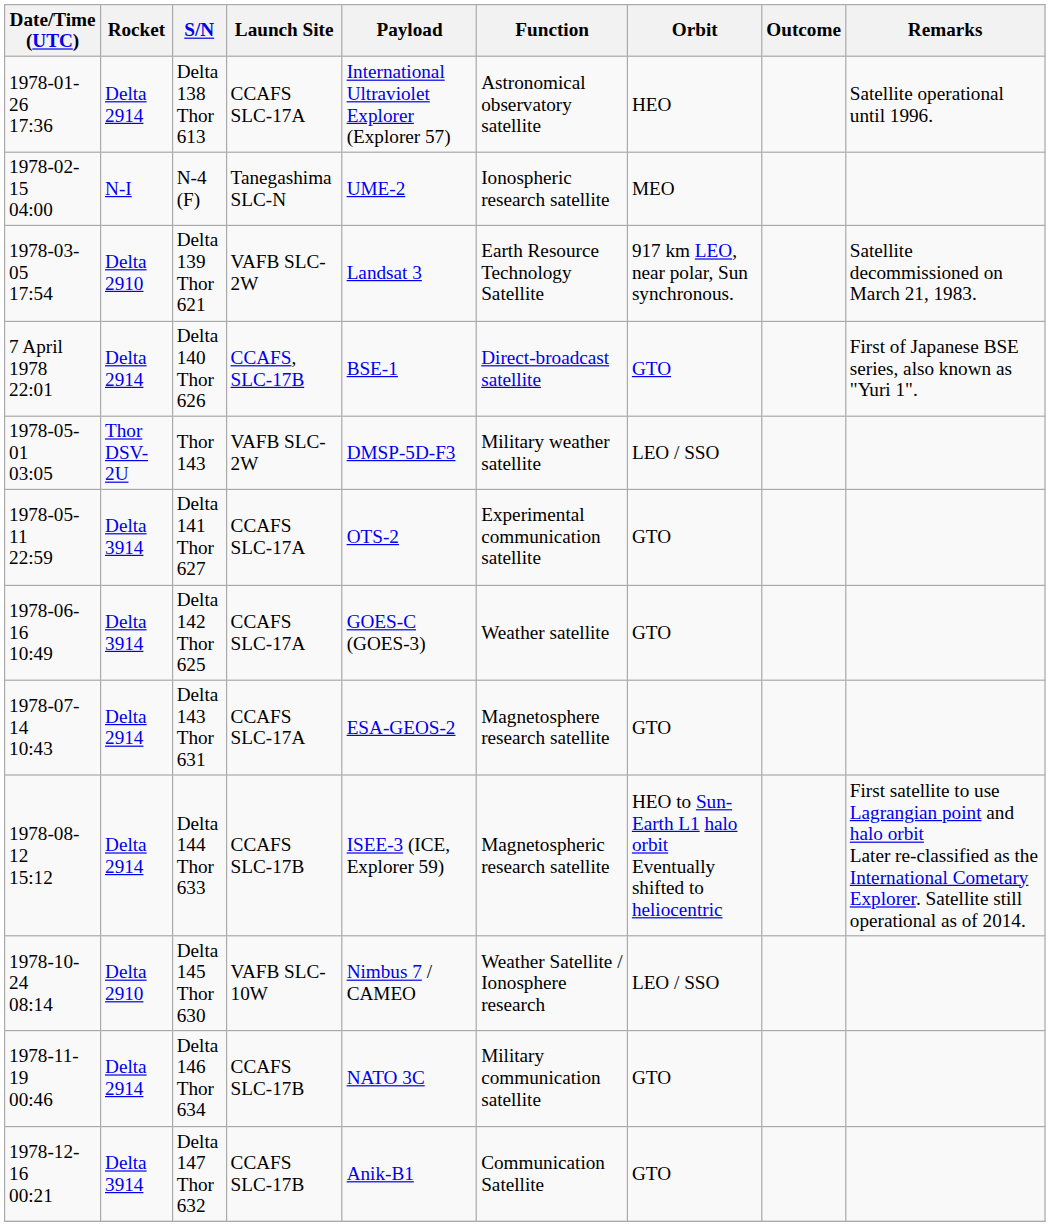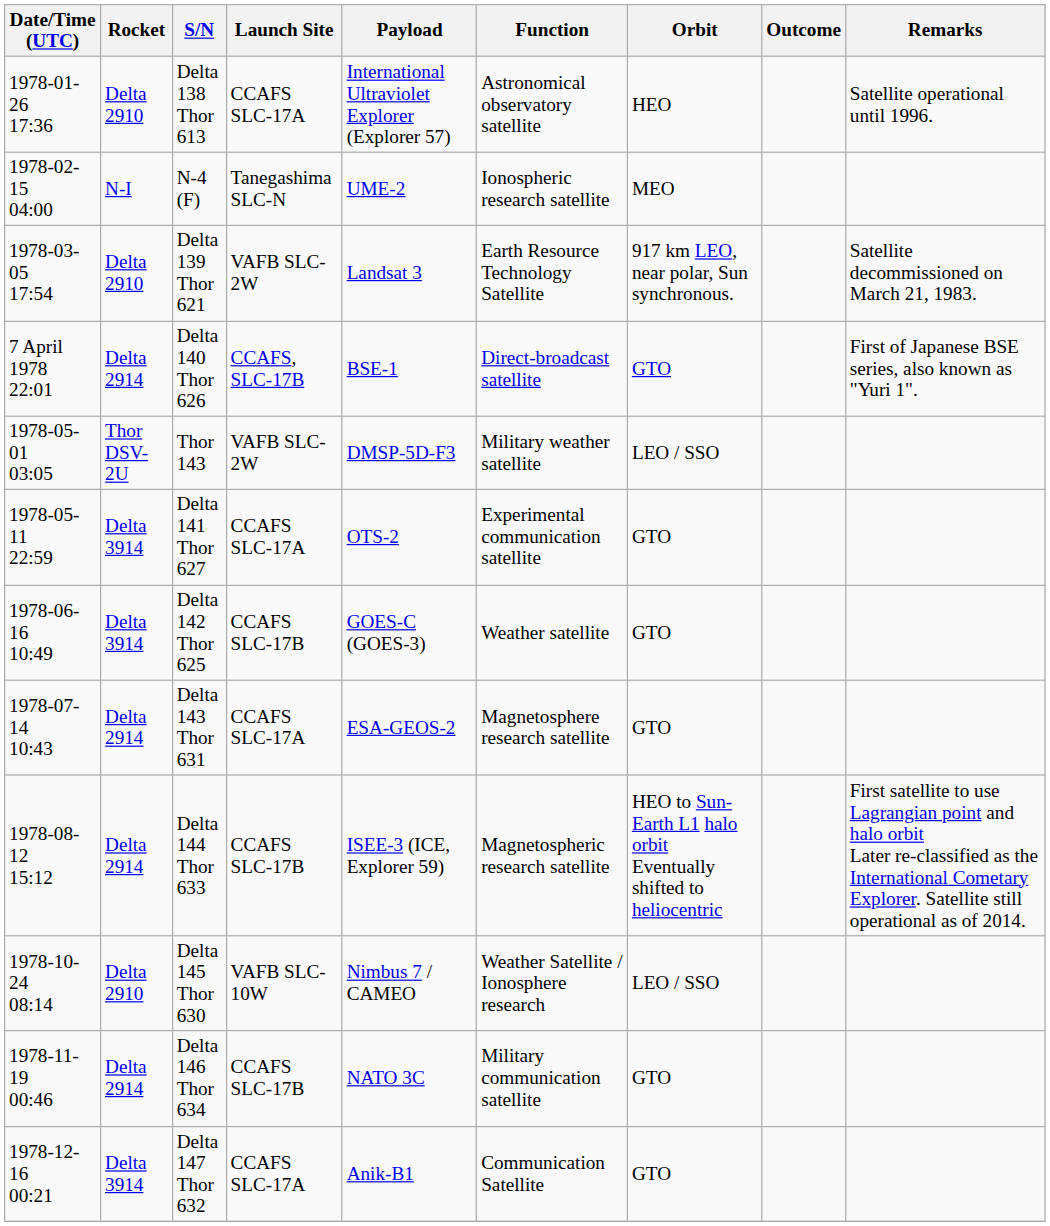(126, 104) Delta 2914 -> (126, 104) Delta 2910
(268, 632) CCAFS SLC-17A -> (267, 632) CCAFS SLC-17B
(267, 1173) CCAFS SLC-17B -> (268, 1173) CCAFS SLC-17A
